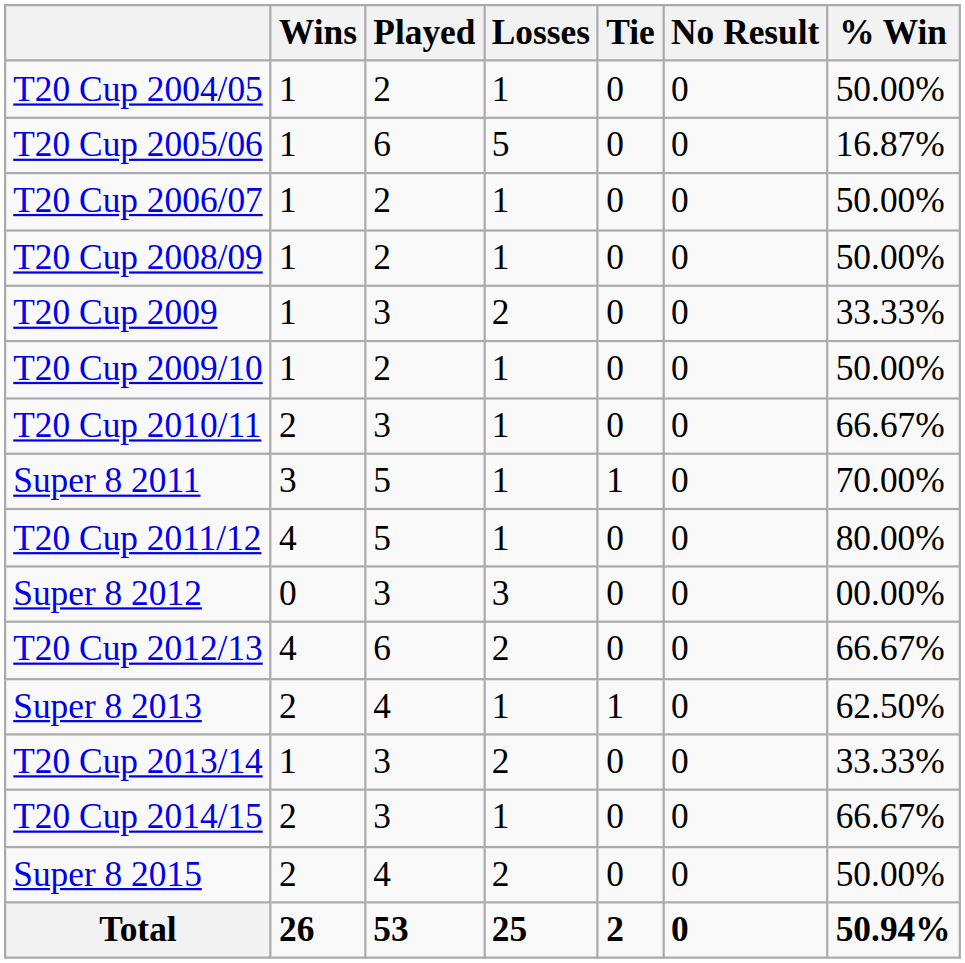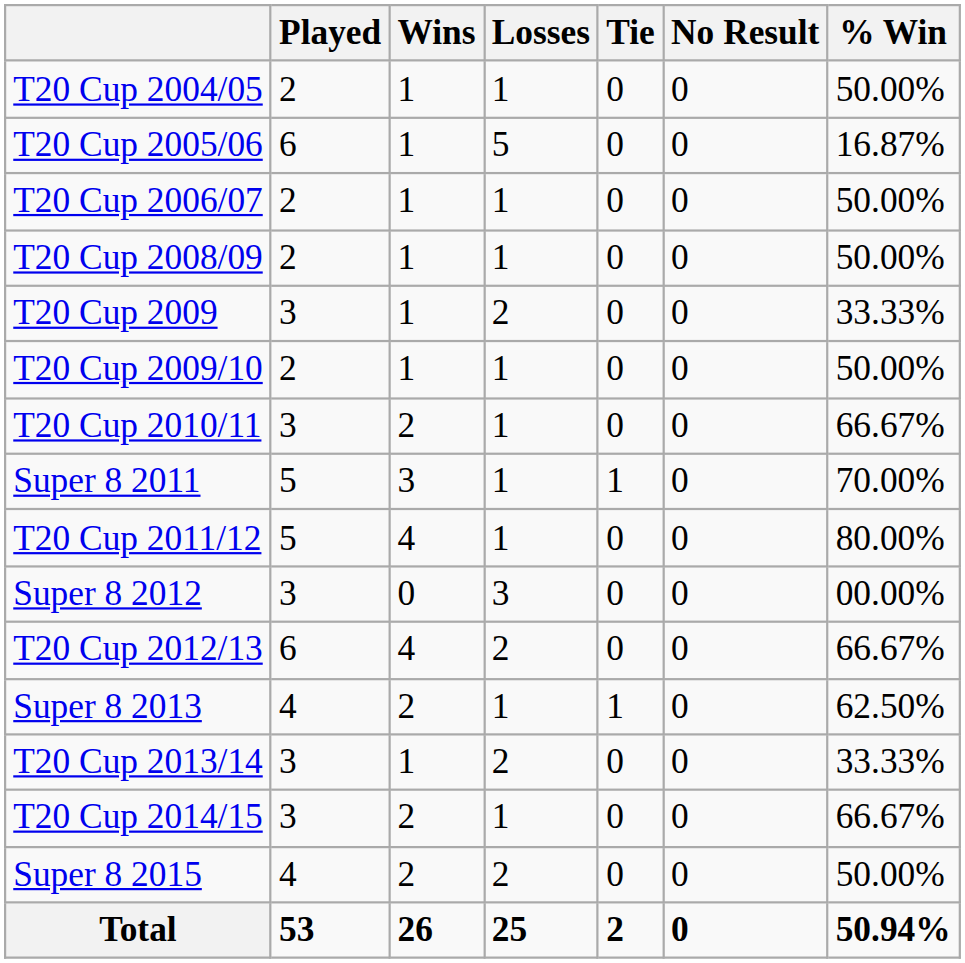columns swapped: (424, 32) <-> (318, 32)
